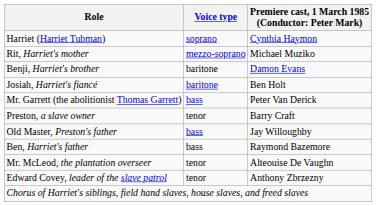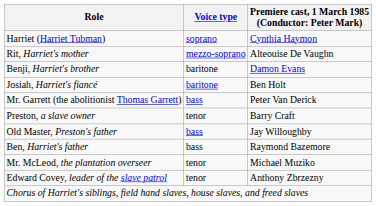(282, 54) Michael Muziko -> (292, 54) Alteouise De Vaughn
(292, 162) Alteouise De Vaughn -> (282, 162) Michael Muziko
